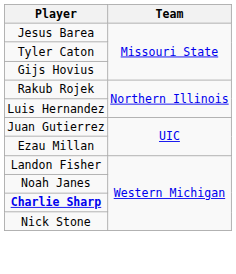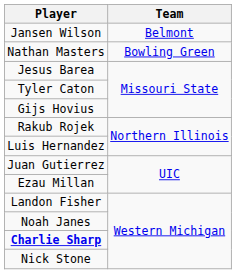+ row: (56, 33)
+ row: (56, 52)
